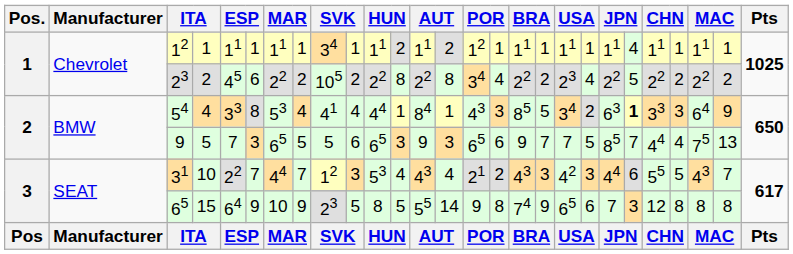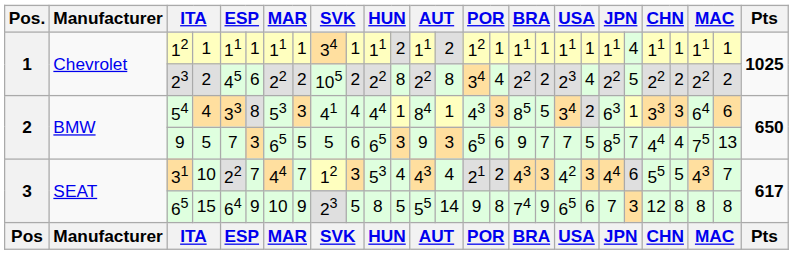(302, 111) 4 -> (302, 111) 3
(634, 111) bold -> (634, 111) normal
(727, 111) 9 -> (727, 111) 6
